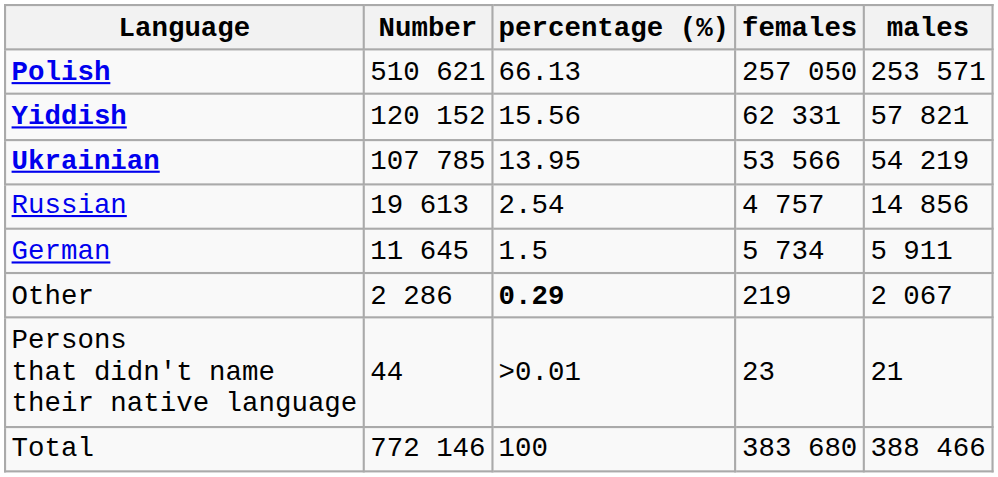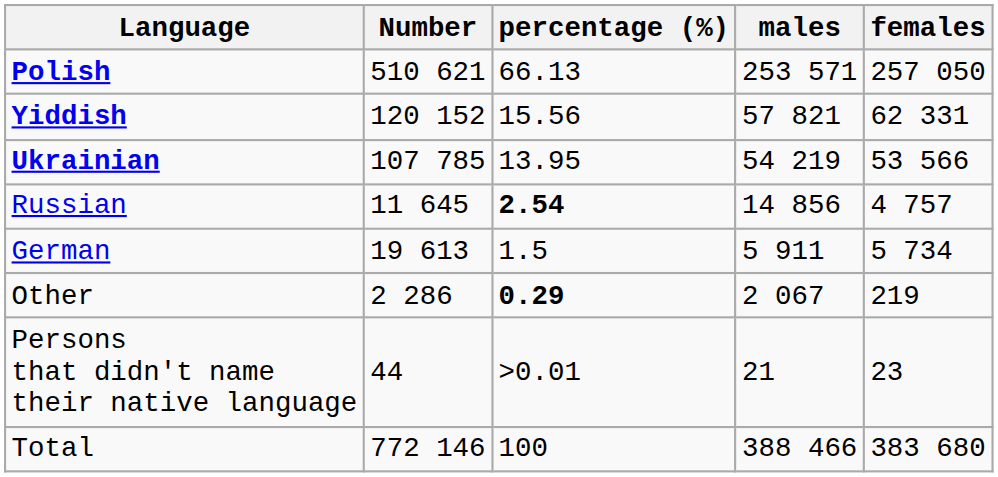columns swapped: (928, 27) <-> (800, 27)
(420, 206) 19 613 -> (420, 206) 11 645
(532, 206) normal -> (532, 206) bold
(420, 251) 11 645 -> (420, 251) 19 613
